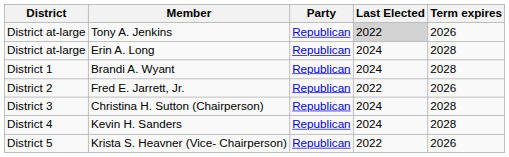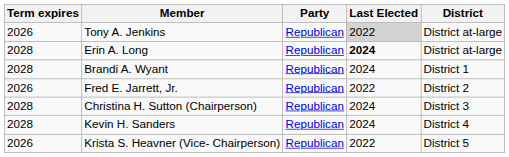columns swapped: (46, 13) <-> (466, 13)
(369, 50) normal -> (362, 50) bold
